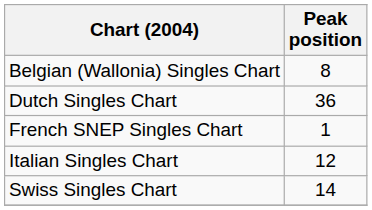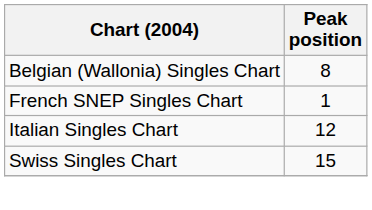- row: (93, 100)
(325, 190) 14 -> (325, 160) 15
